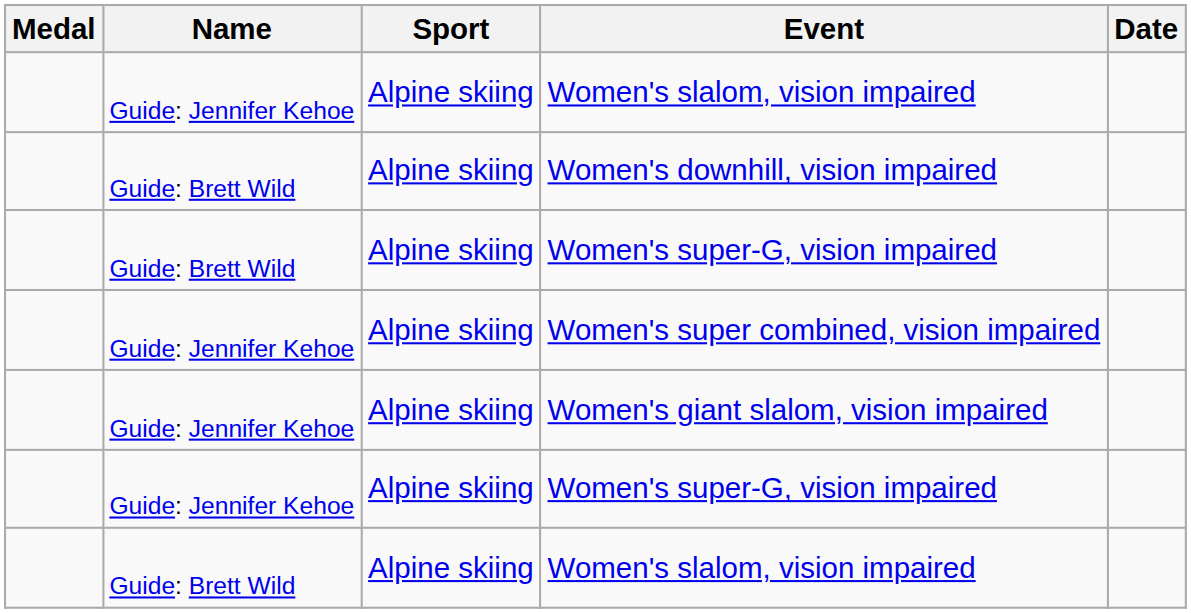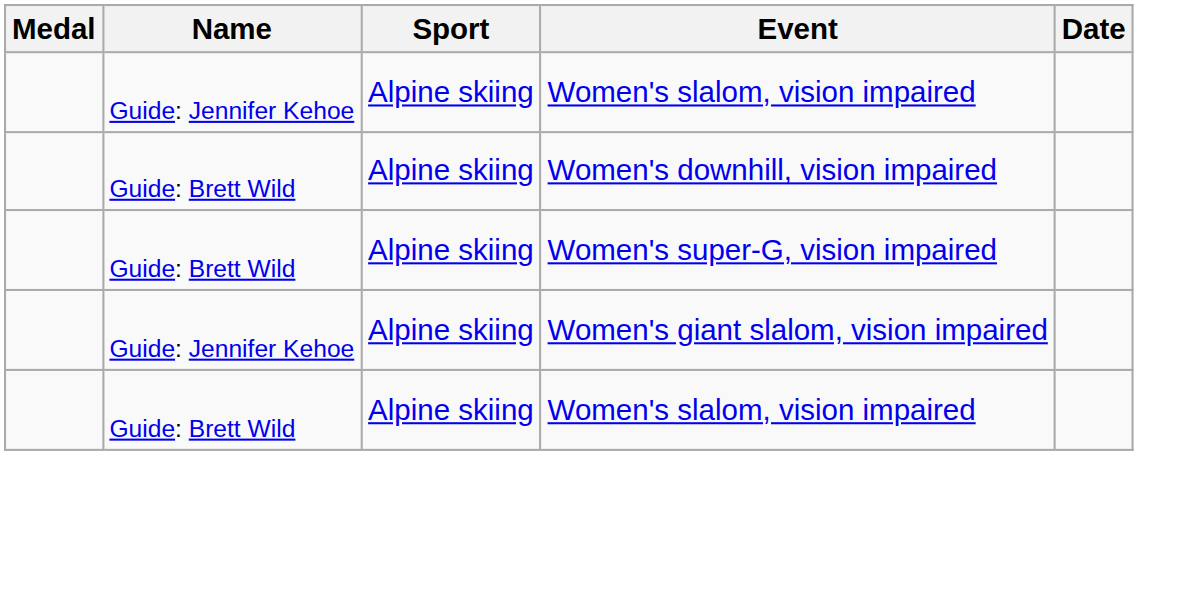- row: (232, 349)
- row: (232, 507)
